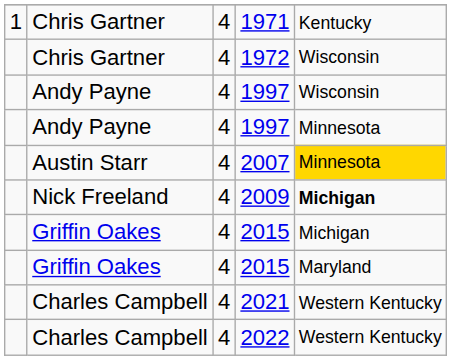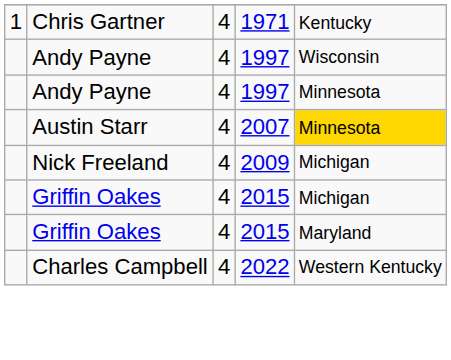- row: (99, 57)
(337, 197) bold -> (334, 162) normal
- row: (120, 302)
